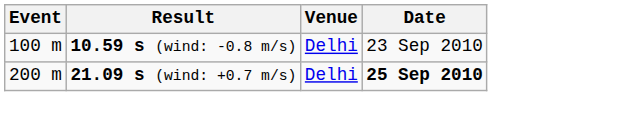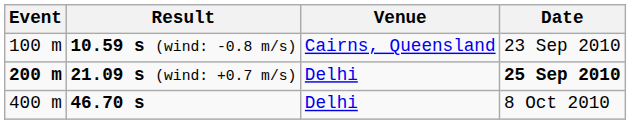(331, 48) Delhi -> (400, 48) Cairns, Queensland
(35, 76) normal -> (35, 76) bold
+ row: (108, 105)
